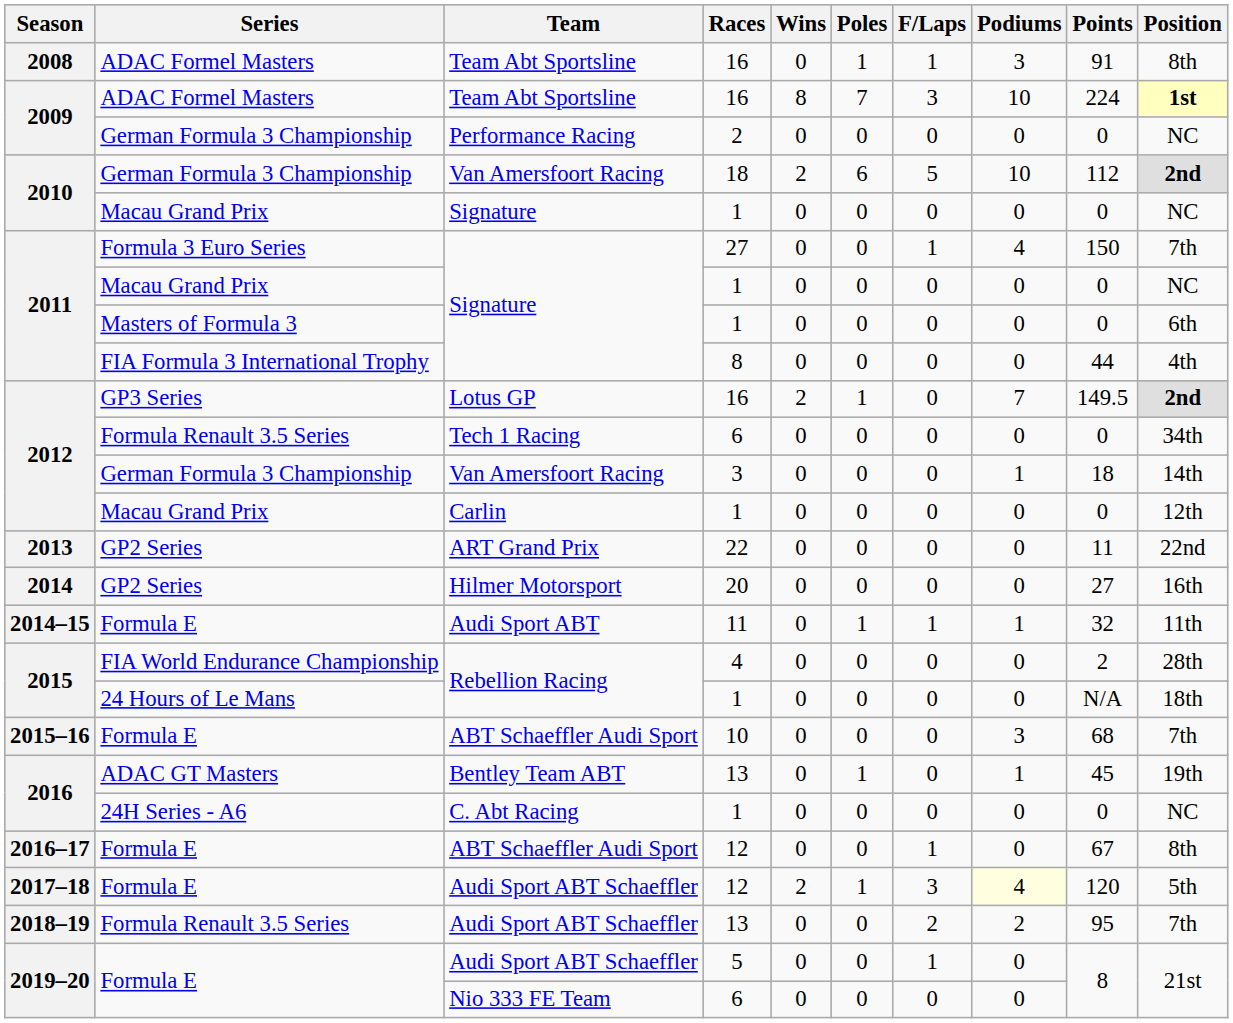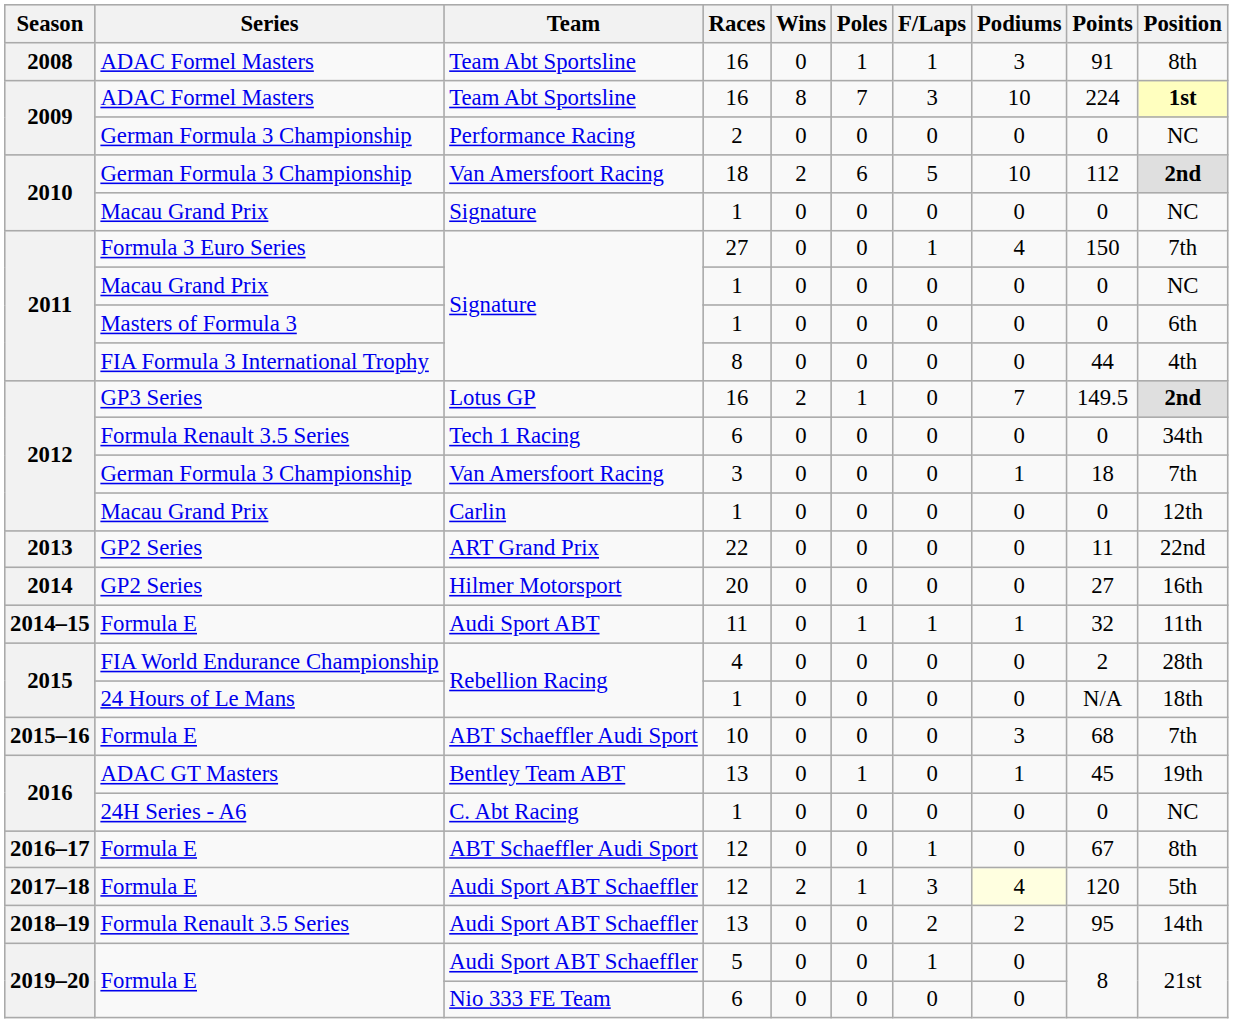(1183, 473) 14th -> (1183, 473) 7th
(1183, 924) 7th -> (1183, 924) 14th
